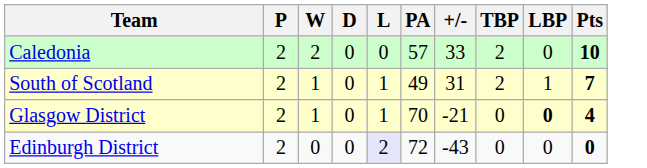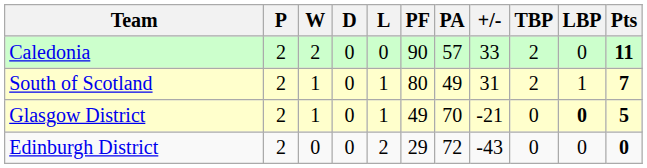+ column: (418, 20)
(590, 52) 10 -> (624, 52) 11
(590, 115) 4 -> (624, 115) 5
(384, 147) lavender background -> (384, 147) no background
